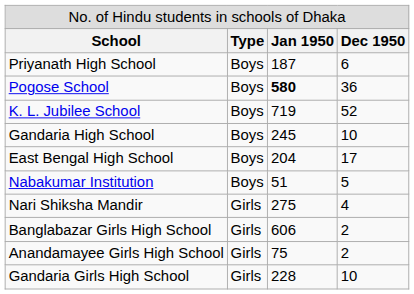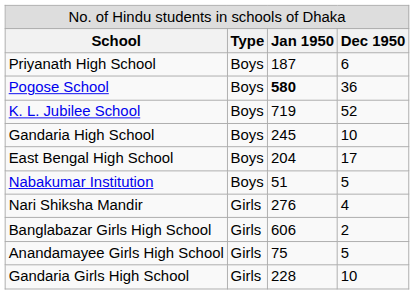(283, 205) 275 -> (283, 205) 276
(345, 253) 2 -> (345, 253) 5
